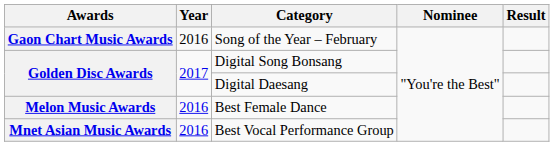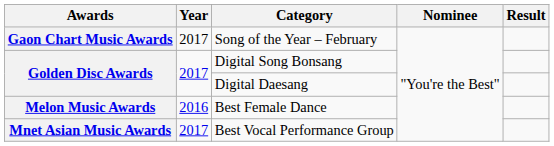(194, 38) 2016 -> (194, 38) 2017
(194, 130) 2016 -> (194, 130) 2017
